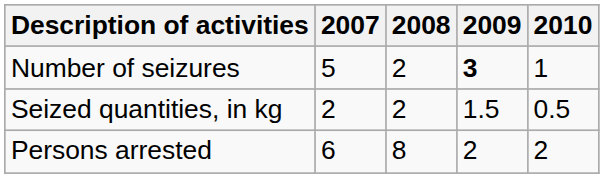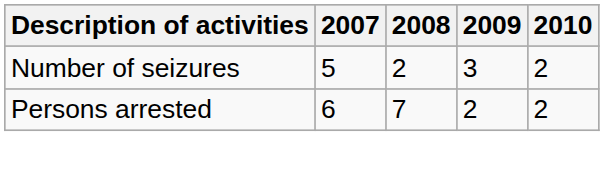(470, 67) bold -> (470, 67) normal
(541, 67) 1 -> (541, 67) 2
- row: (147, 109)
(399, 151) 8 -> (399, 109) 7
